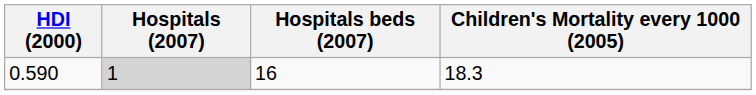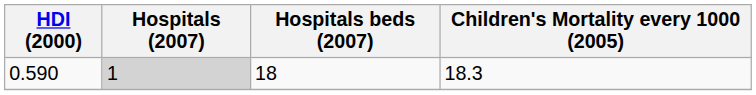(266, 73) 16 -> (266, 73) 18
